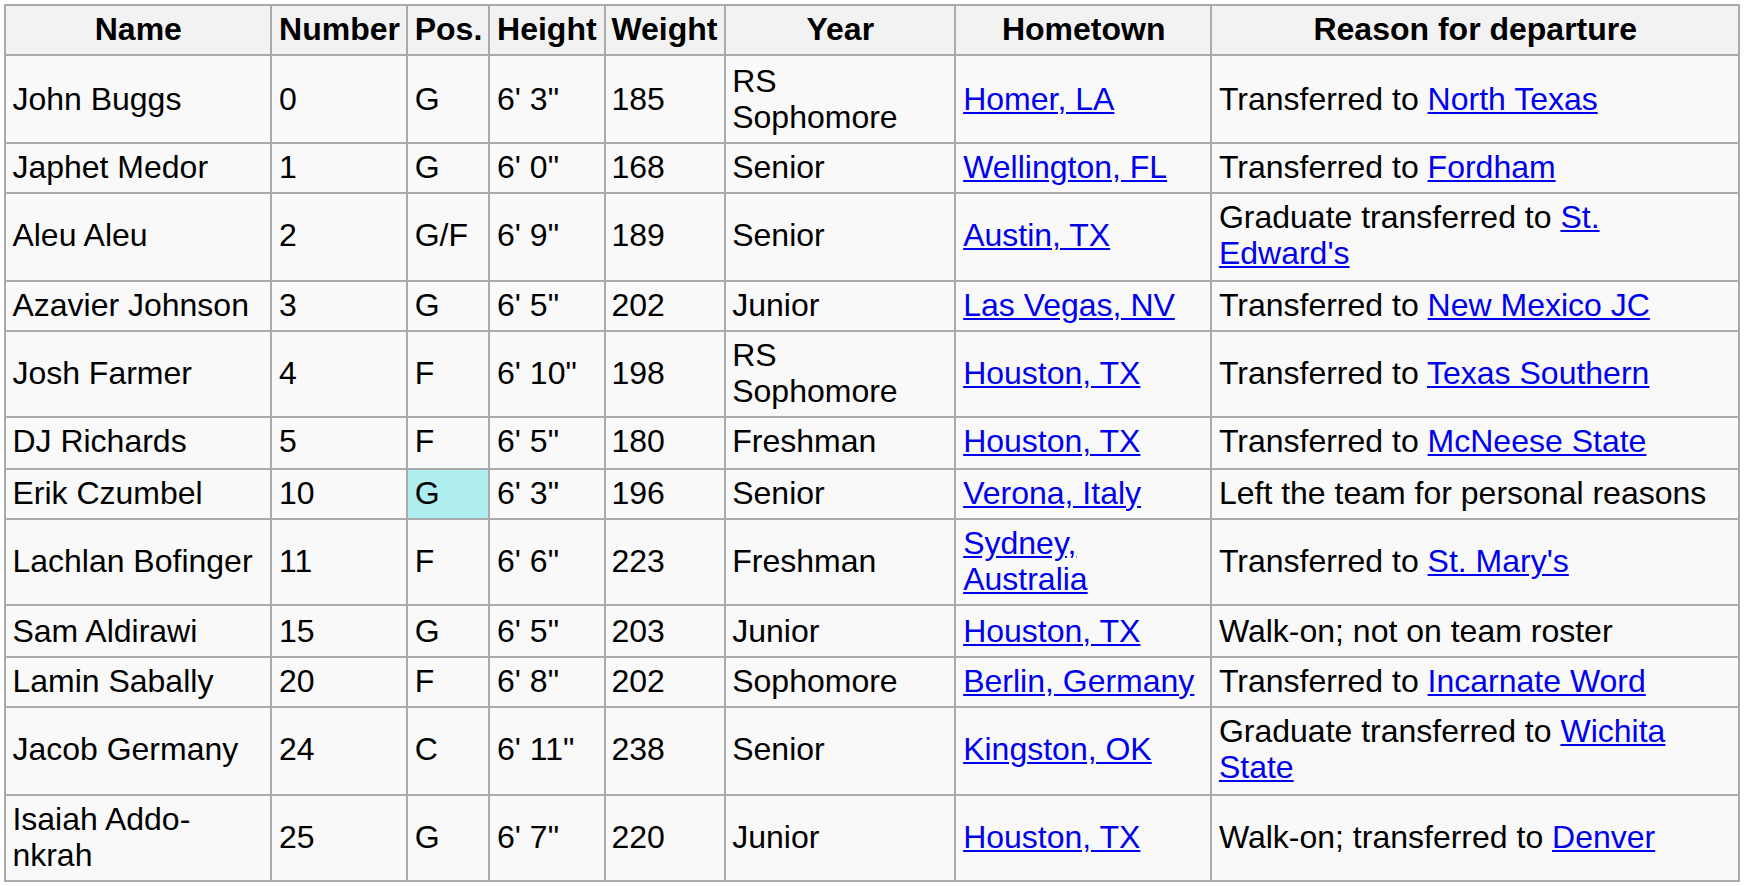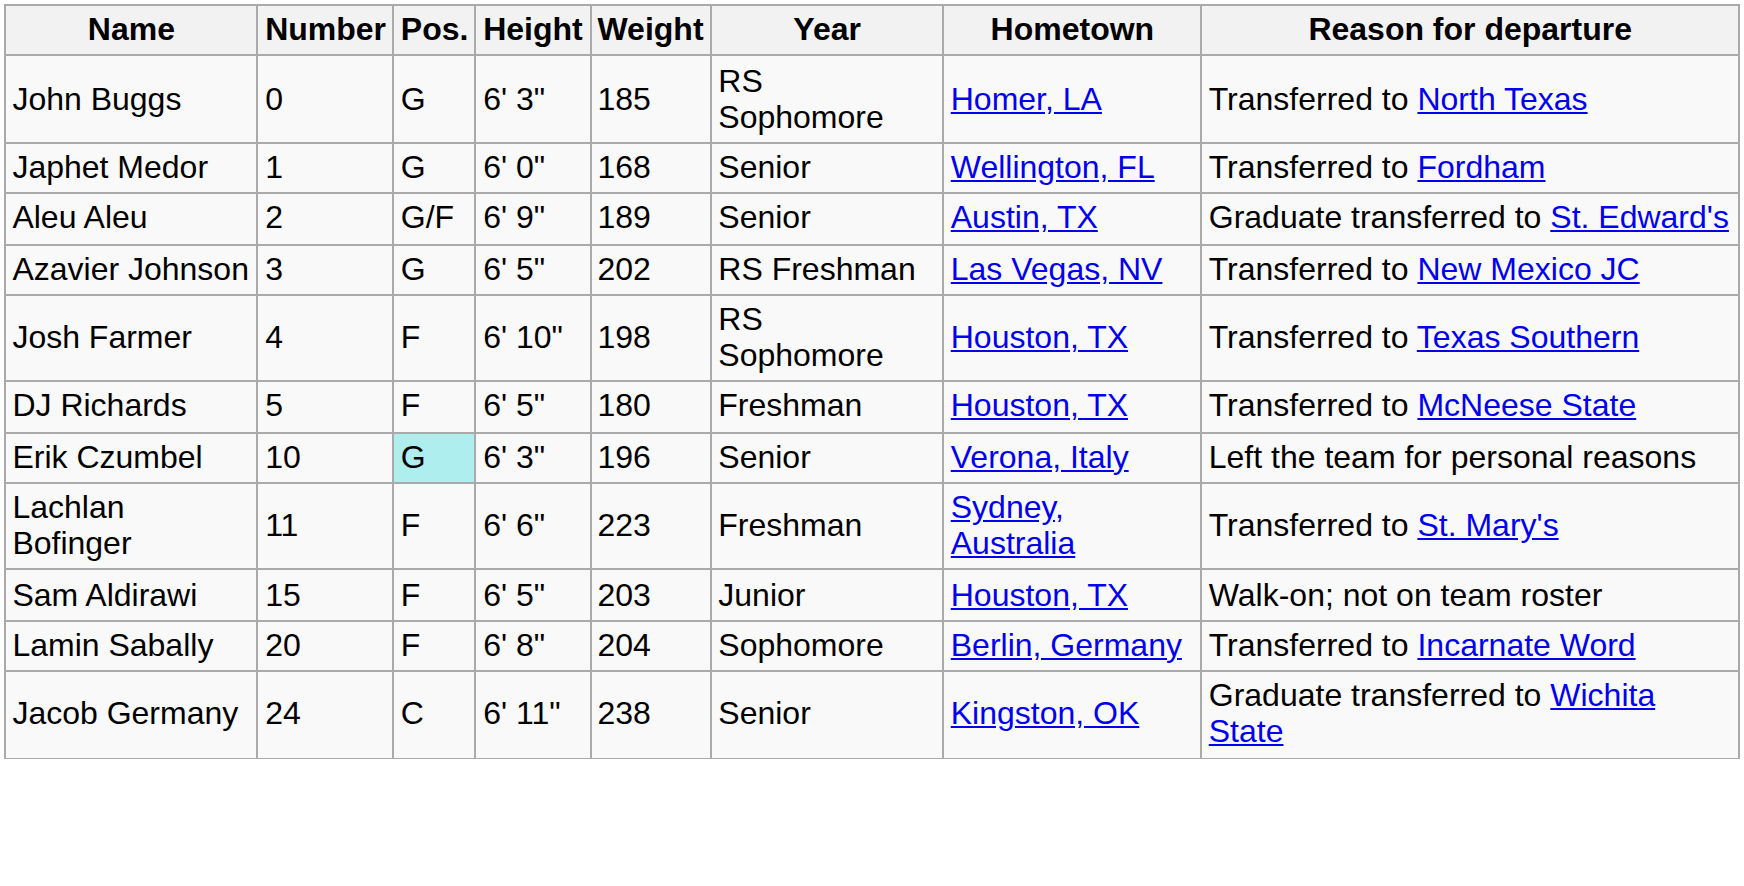(776, 304) Junior -> (817, 268) RS Freshman
(427, 630) G -> (411, 594) F
(638, 681) 202 -> (624, 645) 204
- row: (101, 836)
